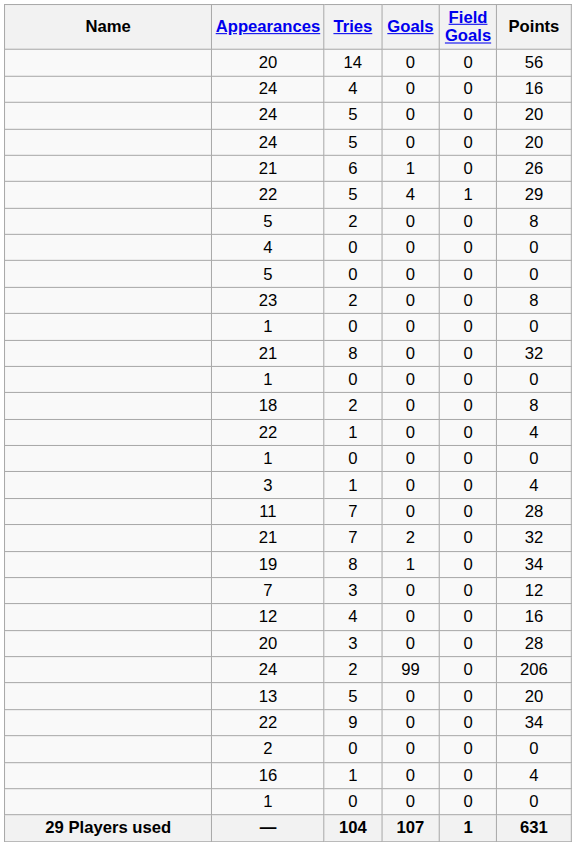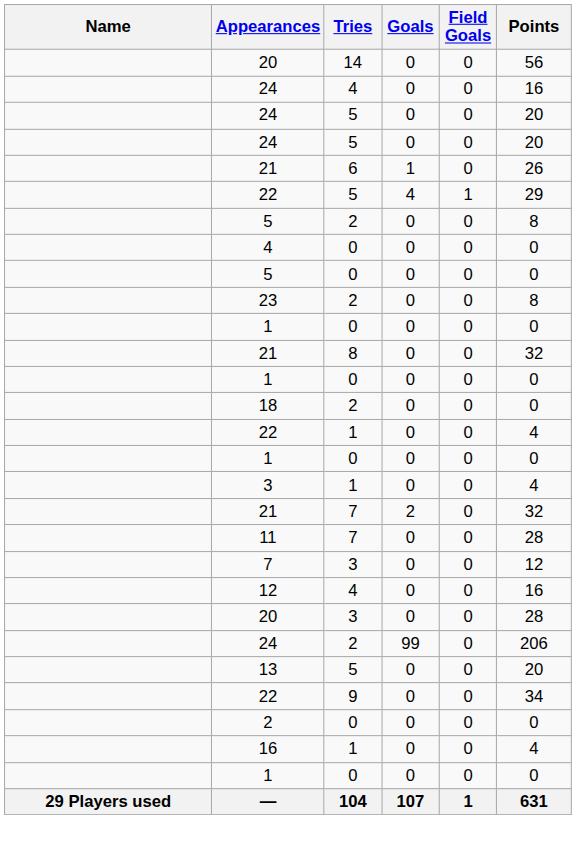(534, 405) 8 -> (534, 405) 0
rows swapped: (268, 537) <-> (268, 511)
- row: (268, 564)
